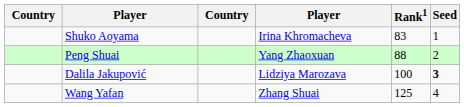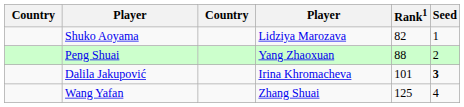(305, 36) Irina Khromacheva -> (302, 36) Lidziya Marozava
(400, 36) 83 -> (400, 36) 82
(302, 74) Lidziya Marozava -> (305, 74) Irina Khromacheva
(403, 74) 100 -> (403, 74) 101
